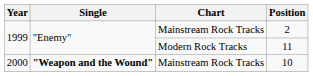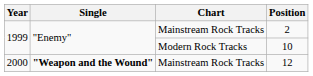(287, 46) 11 -> (287, 46) 10
(287, 63) 10 -> (287, 63) 12
